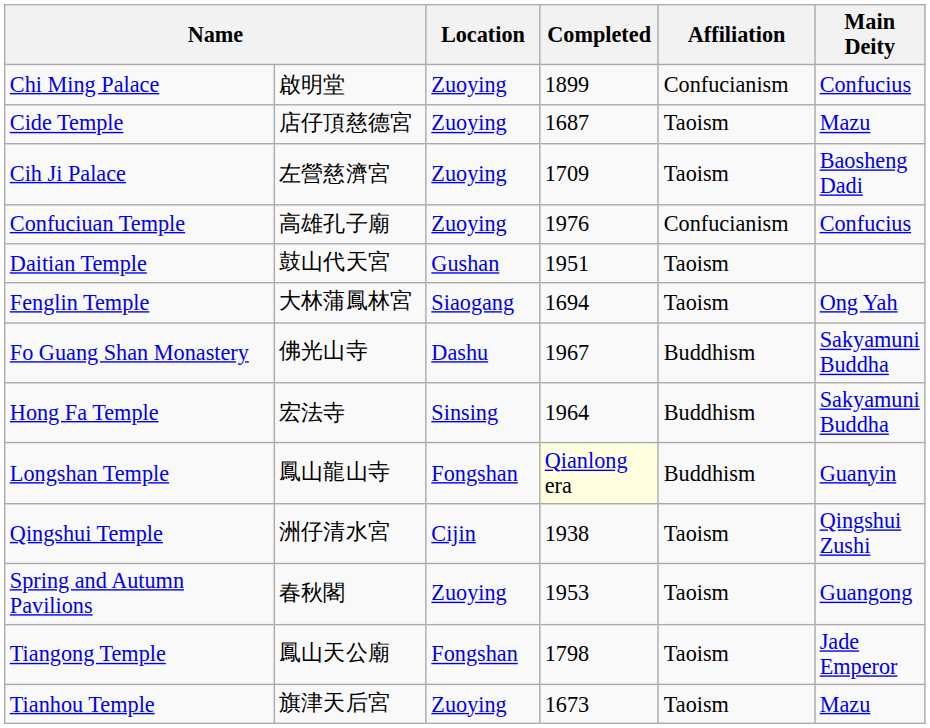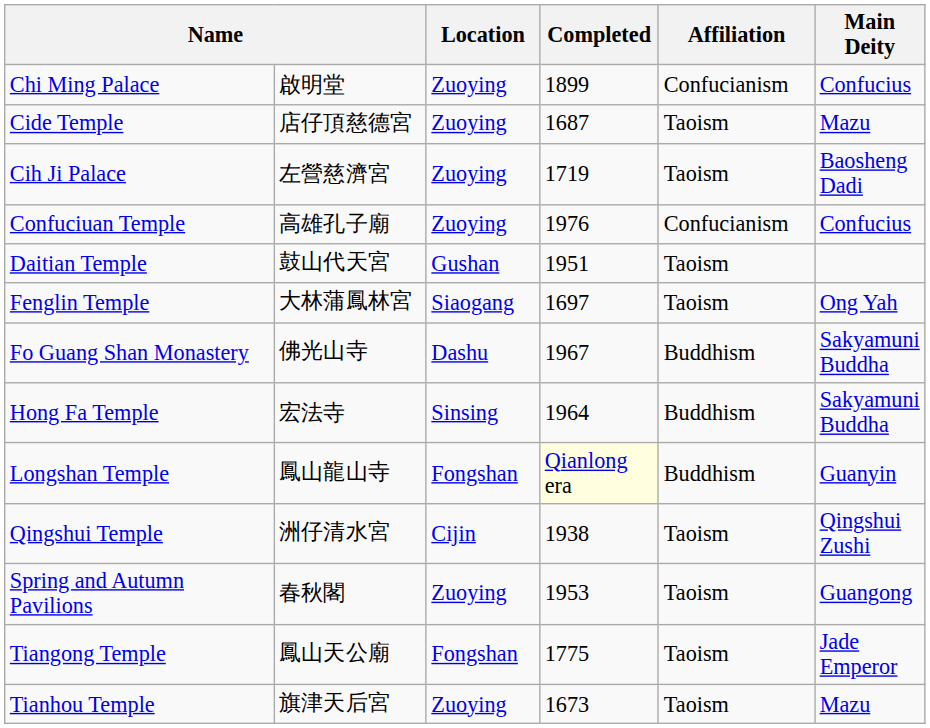(567, 173) 1709 -> (567, 173) 1719
(567, 302) 1694 -> (567, 302) 1697
(567, 653) 1798 -> (567, 653) 1775
